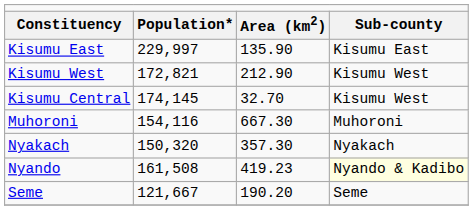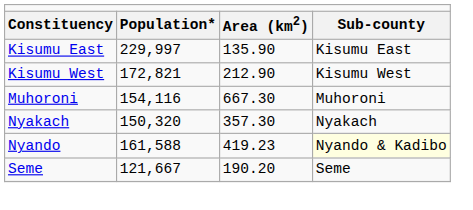- row: (69, 98)
(168, 169) 161,508 -> (150, 146) 161,588
